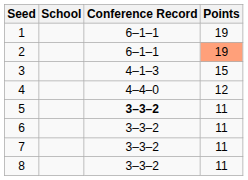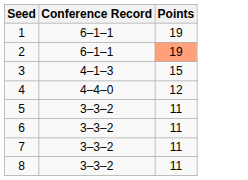- column: (61, 14)
(142, 109) bold -> (97, 109) normal
